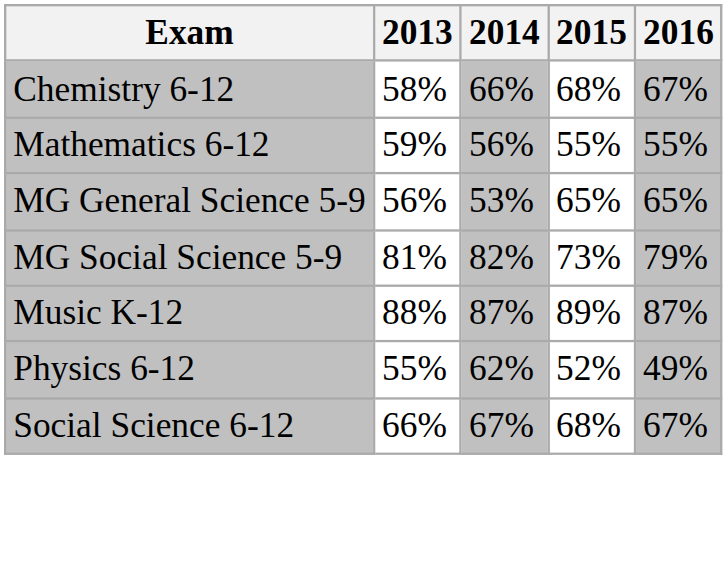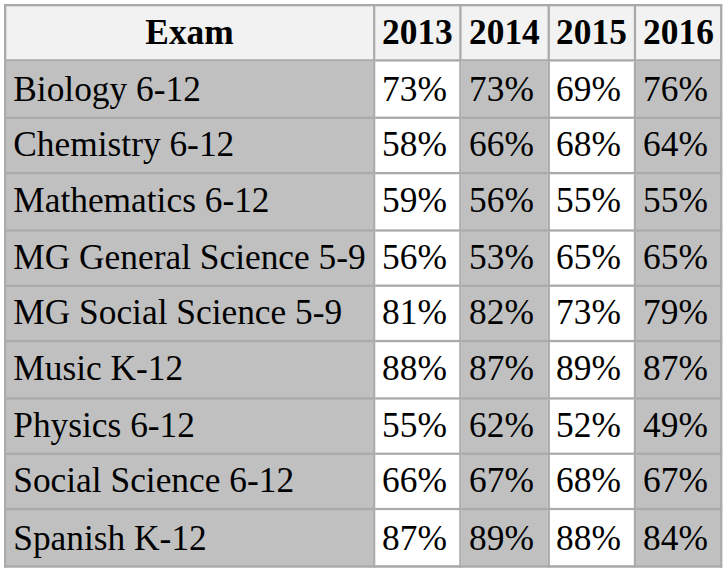+ row: (107, 88)
(676, 88) 67% -> (676, 144) 64%
+ row: (110, 537)
